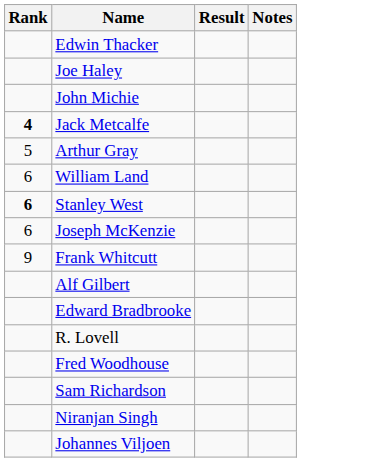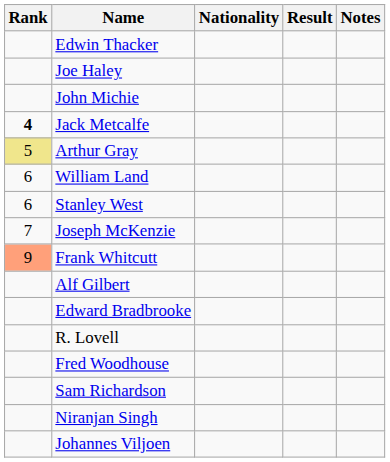+ column: (239, 17)
(28, 151) no background -> (28, 151) khaki background
(28, 204) bold -> (28, 204) normal
(28, 230) 6 -> (28, 230) 7
(28, 257) no background -> (28, 257) lightsalmon background
